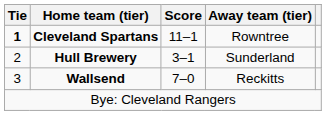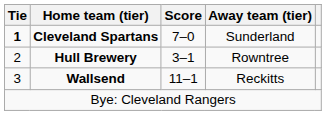(183, 36) 11–1 -> (183, 36) 7–0
(260, 36) Rowntree -> (260, 36) Sunderland
(260, 57) Sunderland -> (260, 57) Rowntree
(183, 78) 7–0 -> (183, 78) 11–1
